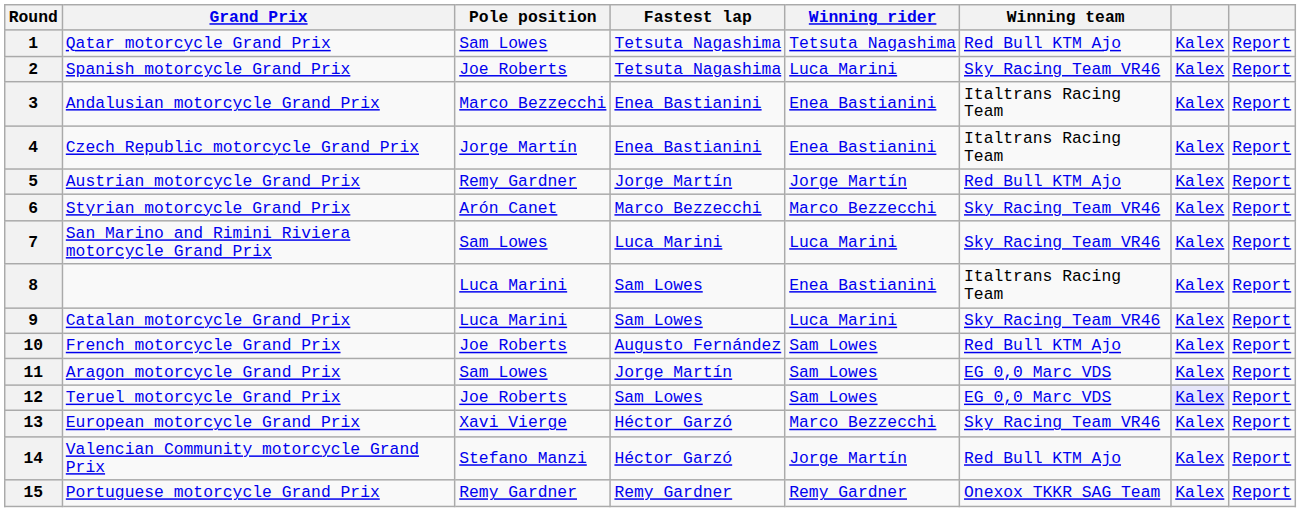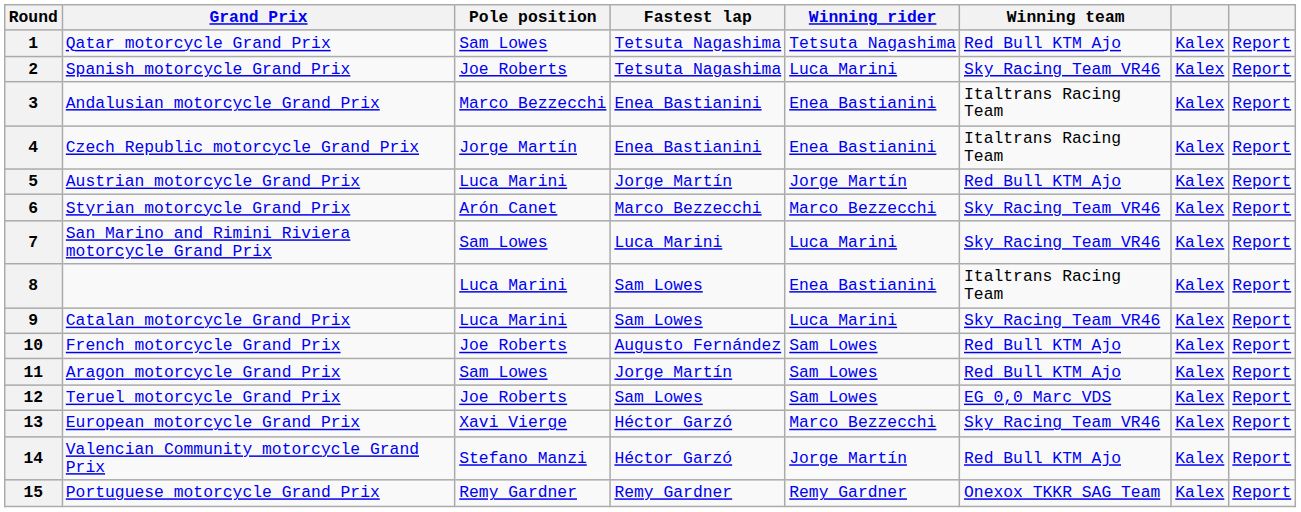(518, 182) Remy Gardner -> (513, 182) Luca Marini
(1038, 372) EG 0,0 Marc VDS -> (1043, 372) Red Bull KTM Ajo
(1200, 398) lavender background -> (1200, 398) no background
